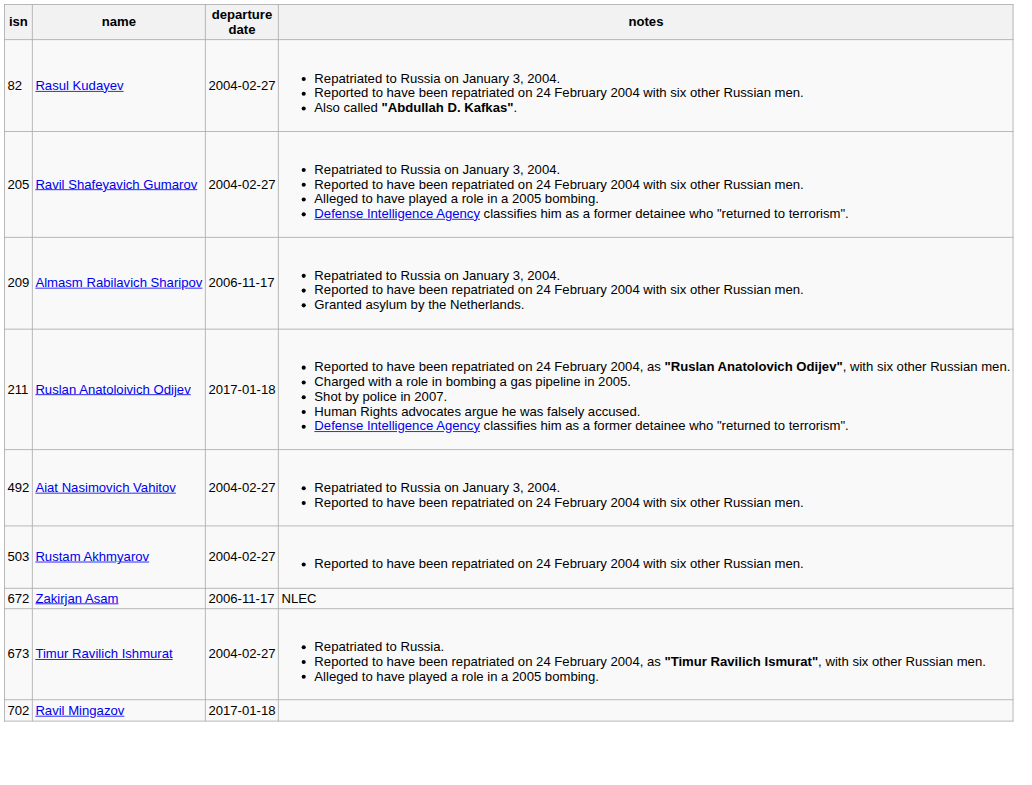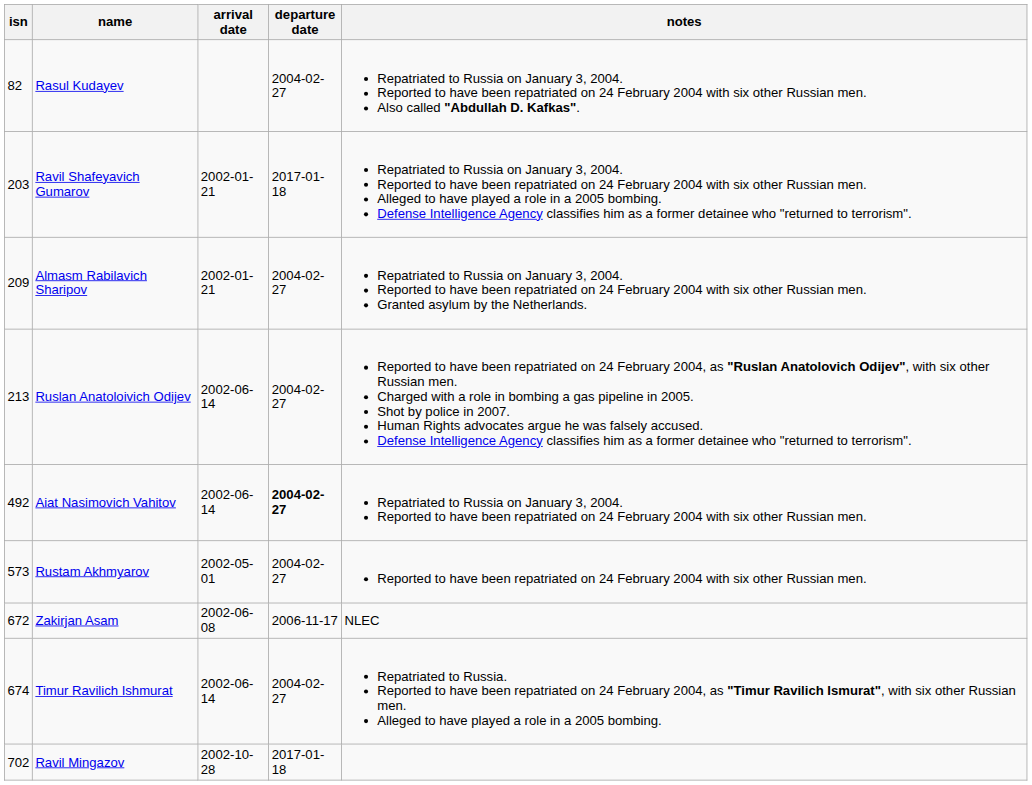+ column: (233, 22)
(18, 184) 205 -> (18, 184) 203
(242, 184) 2004-02-27 -> (298, 184) 2017-01-18
(241, 283) 2006-11-17 -> (298, 283) 2004-02-27
(18, 389) 211 -> (18, 396) 213
(242, 389) 2017-01-18 -> (298, 396) 2004-02-27
(242, 487) normal -> (298, 502) bold
(18, 557) 503 -> (18, 571) 573
(18, 654) 673 -> (18, 691) 674
